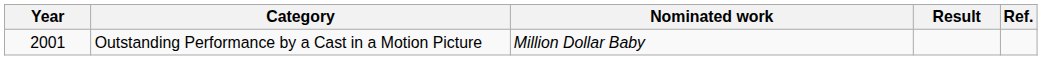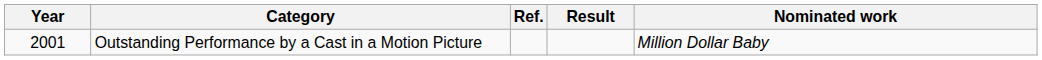columns swapped: (712, 17) <-> (1019, 17)
